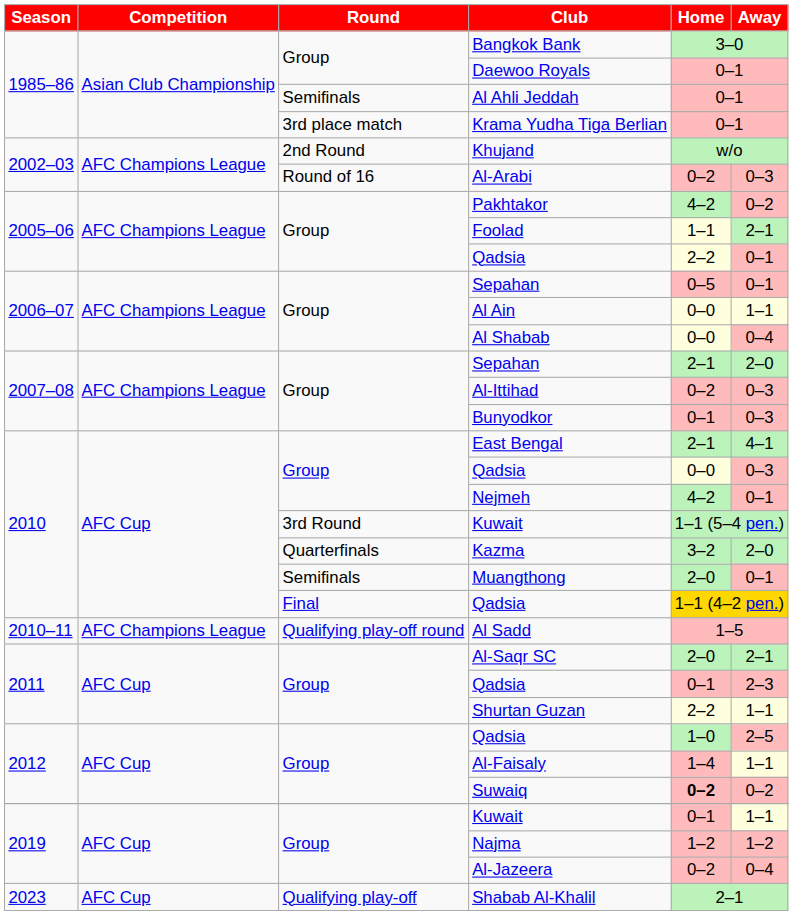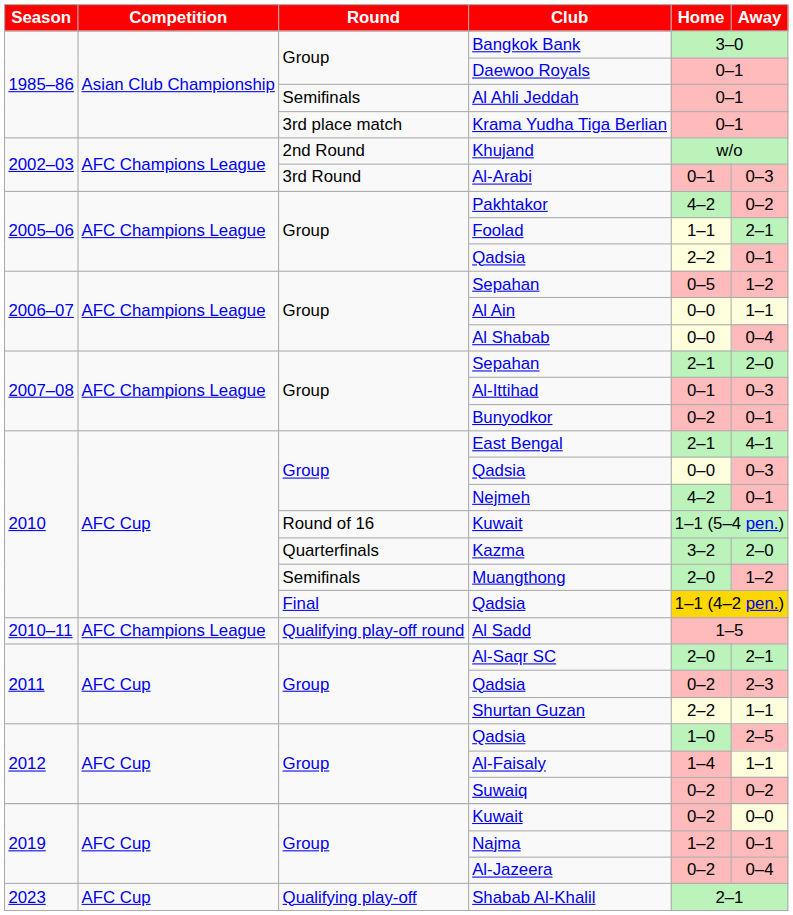(328, 177) Round of 16 -> (322, 177) 3rd Round
(701, 177) 0–2 -> (701, 177) 0–1
(760, 284) 0–1 -> (760, 284) 1–2
(701, 390) 0–2 -> (701, 390) 0–1
(701, 417) 0–1 -> (701, 417) 0–2
(760, 417) 0–3 -> (760, 417) 0–1
(322, 524) 3rd Round -> (328, 524) Round of 16
(760, 577) 0–1 -> (760, 577) 1–2
(701, 683) 0–1 -> (701, 683) 0–2
(701, 790) bold -> (701, 790) normal
(701, 817) 0–1 -> (701, 817) 0–2
(760, 817) 1–1 -> (760, 817) 0–0
(760, 843) 1–2 -> (760, 843) 0–1
